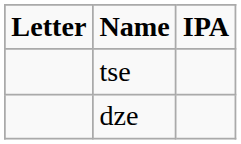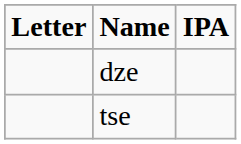rows swapped: (115, 71) <-> (119, 116)
